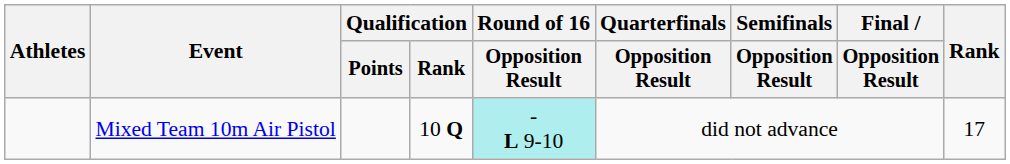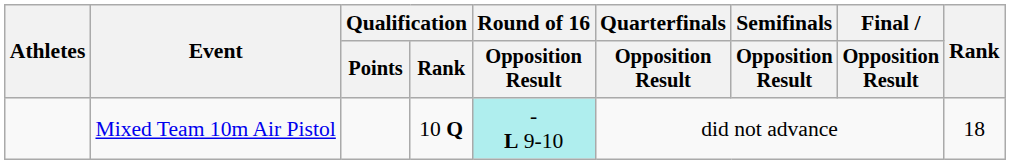(974, 128) 17 -> (974, 128) 18
